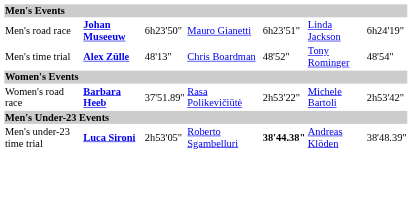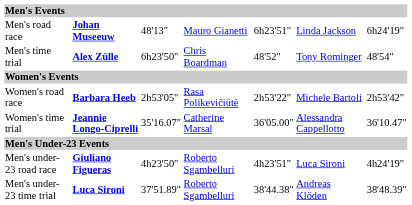(163, 31) 6h23'50" -> (155, 31) 48'13"
(158, 57) 48'13" -> (160, 57) 6h23'50"
(165, 97) 37'51.89" -> (160, 97) 2h53'05"
+ row: (34, 123)
+ row: (32, 163)
(163, 137) 2h53'05" -> (161, 189) 37'51.89"
(284, 137) bold -> (274, 189) normal
